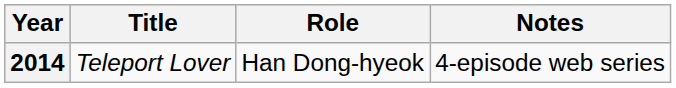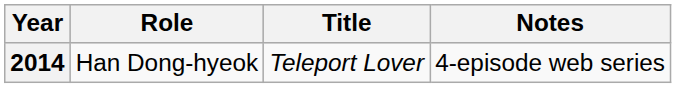columns swapped: (153, 23) <-> (333, 23)
